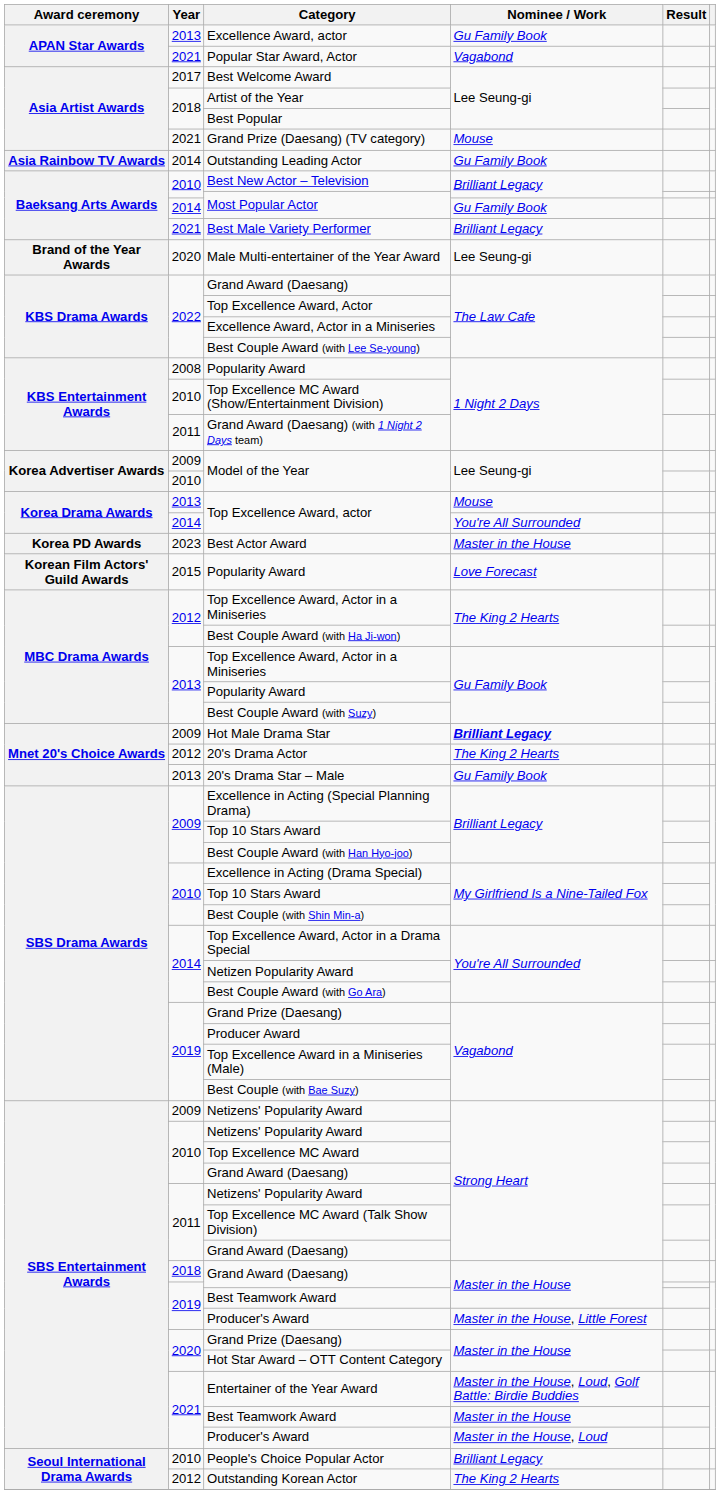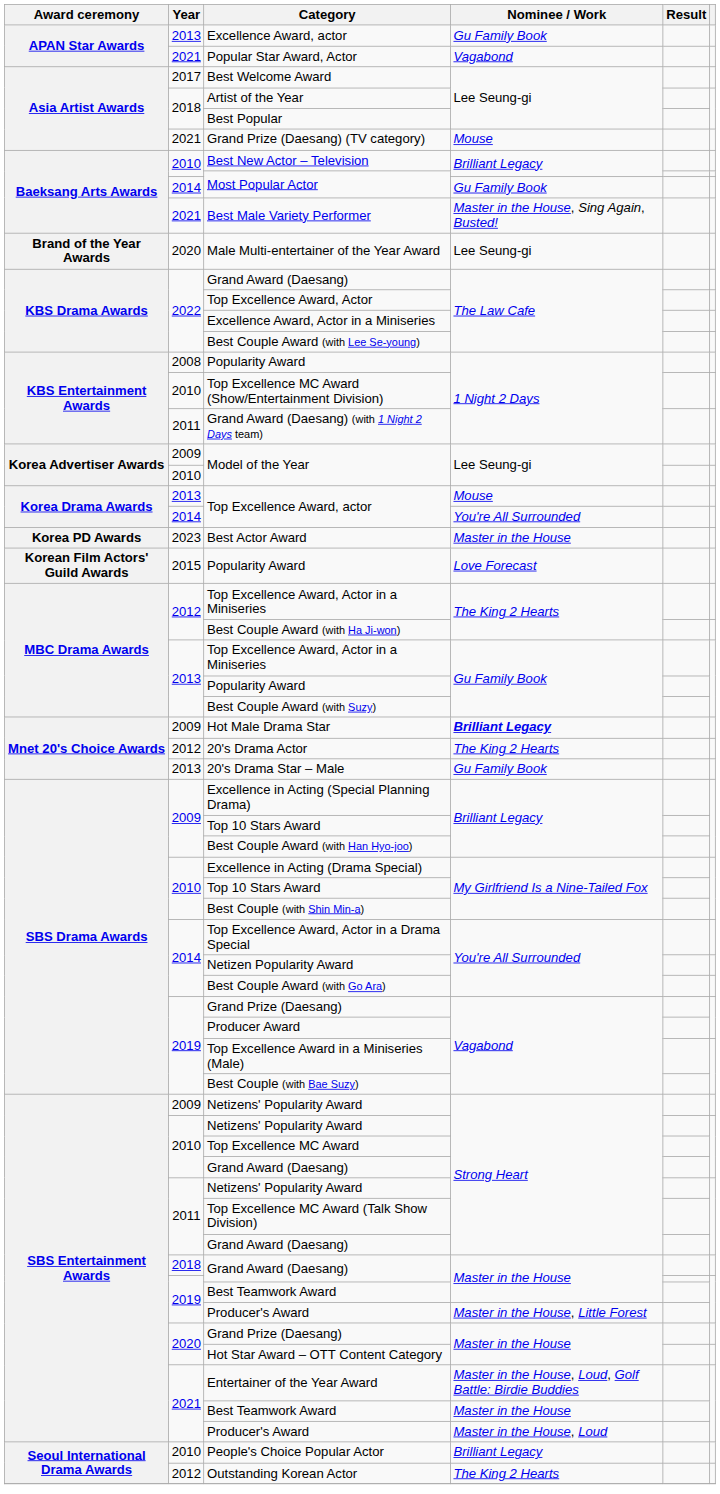- row: (186, 160)
(498, 229) Brilliant Legacy -> (549, 215) Master in the House, Sing Again, Busted!
